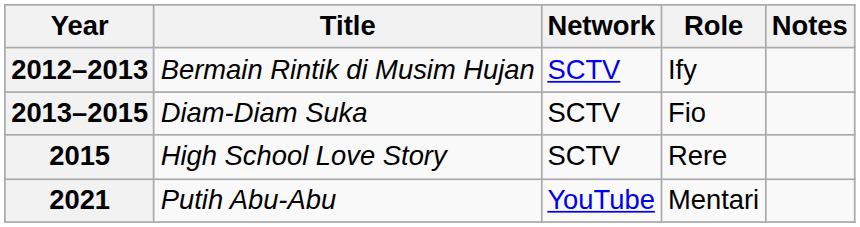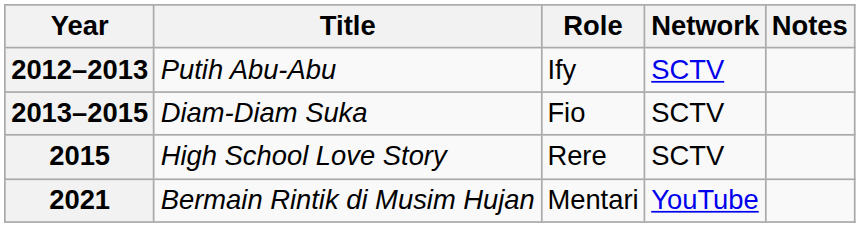columns swapped: (714, 26) <-> (601, 26)
(348, 69) Bermain Rintik di Musim Hujan -> (248, 69) Putih Abu-Abu
(248, 199) Putih Abu-Abu -> (348, 199) Bermain Rintik di Musim Hujan
